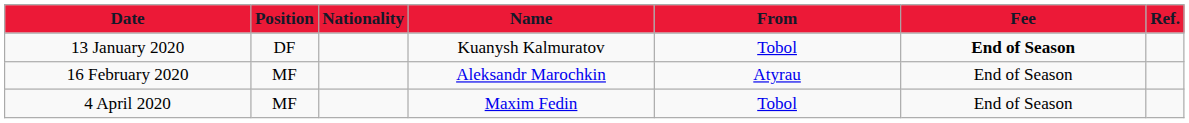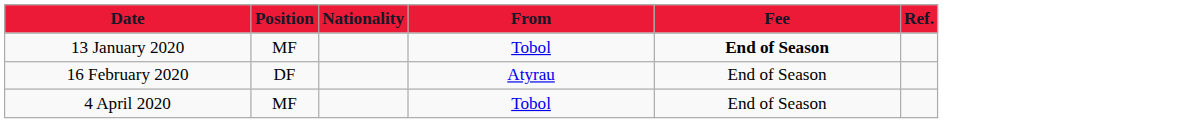- column: (531, 19)
(284, 47) DF -> (284, 47) MF
(284, 75) MF -> (284, 75) DF
